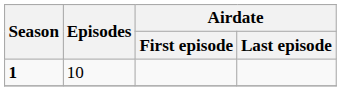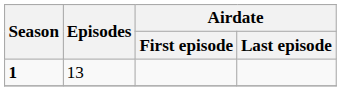(75, 72) 10 -> (75, 72) 13
